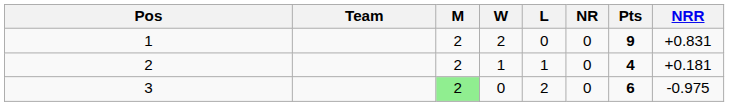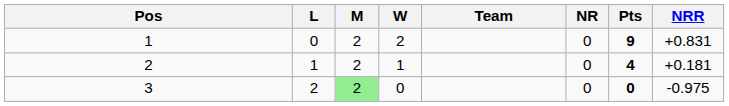columns swapped: (364, 16) <-> (544, 16)
(630, 88) 6 -> (630, 88) 0
